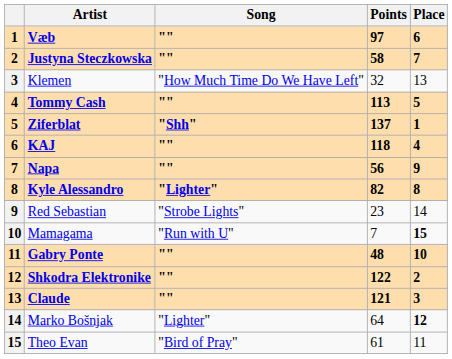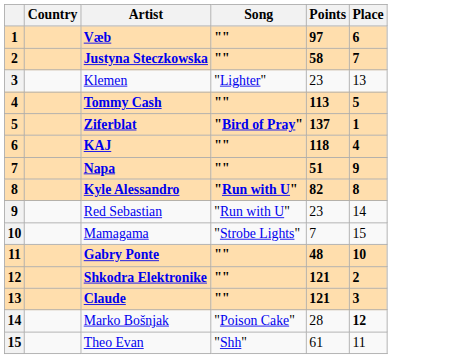+ column: (53, 15)
(261, 80) "How Much Time Do We Have Left" -> (240, 80) "Lighter"
(377, 80) 32 -> (316, 80) 23
(177, 124) "Shh" -> (259, 124) "Bird of Pray"
(377, 168) 56 -> (316, 168) 51
(188, 189) "Lighter" -> (256, 189) "Run with U"
(201, 211) "Strobe Lights" -> (252, 211) "Run with U"
(196, 233) "Run with U" -> (257, 233) "Strobe Lights"
(420, 233) bold -> (359, 233) normal
(381, 277) 122 -> (320, 277) 121
(184, 320) "Lighter" -> (255, 320) "Poison Cake"
(377, 320) 64 -> (316, 320) 28
(198, 342) "Bird of Pray" -> (231, 342) "Shh"
